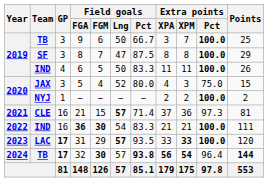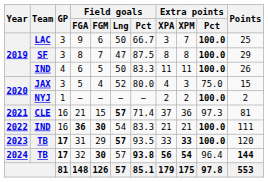(43, 40) TB -> (43, 40) LAC
(43, 141) LAC -> (43, 141) TB
